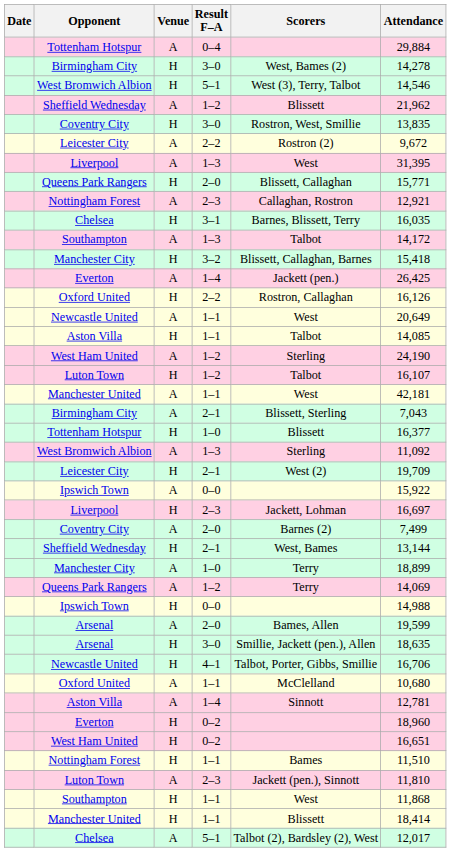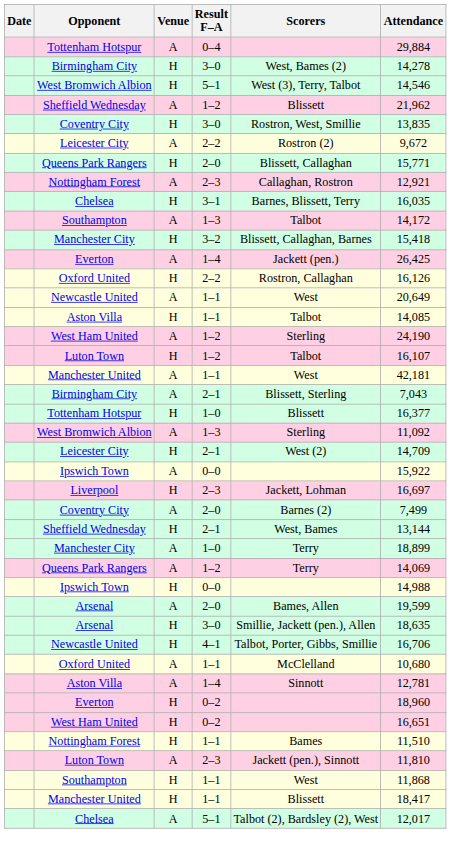- row: (94, 162)
(413, 471) 19,709 -> (413, 452) 14,709
(413, 818) 18,414 -> (413, 799) 18,417
